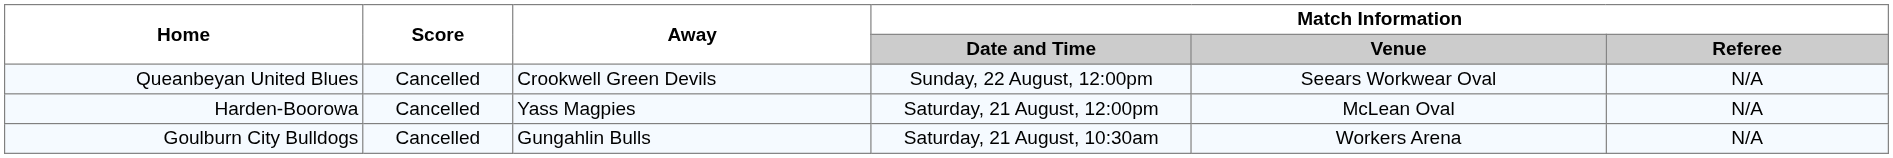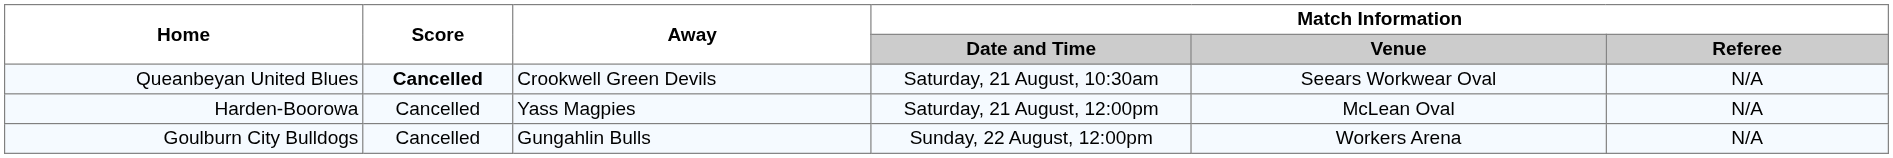(438, 78) normal -> (438, 78) bold
(1031, 78) Sunday, 22 August, 12:00pm -> (1031, 78) Saturday, 21 August, 10:30am
(1031, 138) Saturday, 21 August, 10:30am -> (1031, 138) Sunday, 22 August, 12:00pm
